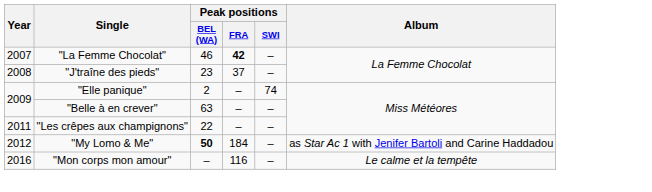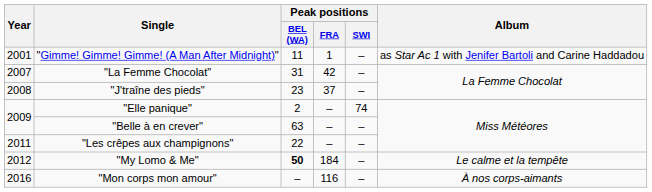+ row: (158, 55)
(207, 55) 46 -> (297, 73) 31
(239, 55) bold -> (329, 73) normal
(421, 143) as Star Ac 1 with Jenifer Bartoli and Carine Haddadou -> (512, 160) Le calme et la tempête
(421, 160) Le calme et la tempête -> (512, 178) À nos corps-aimants
